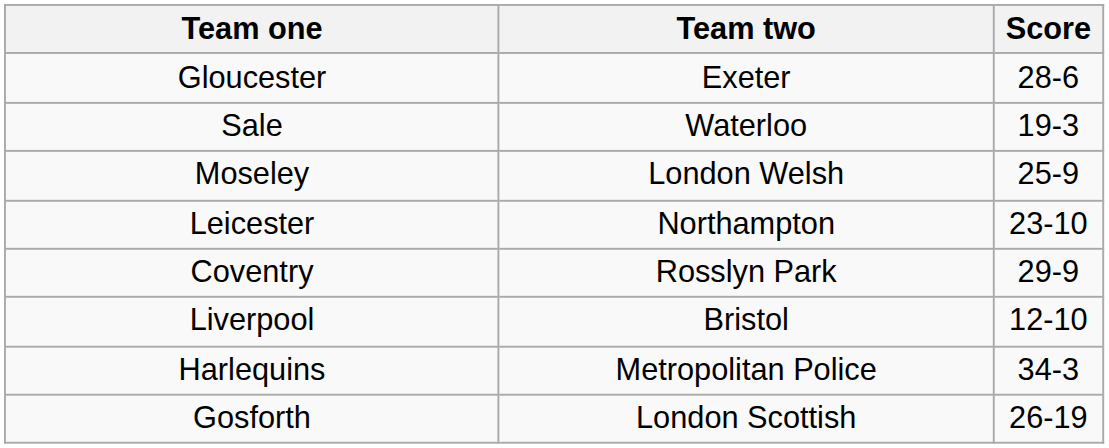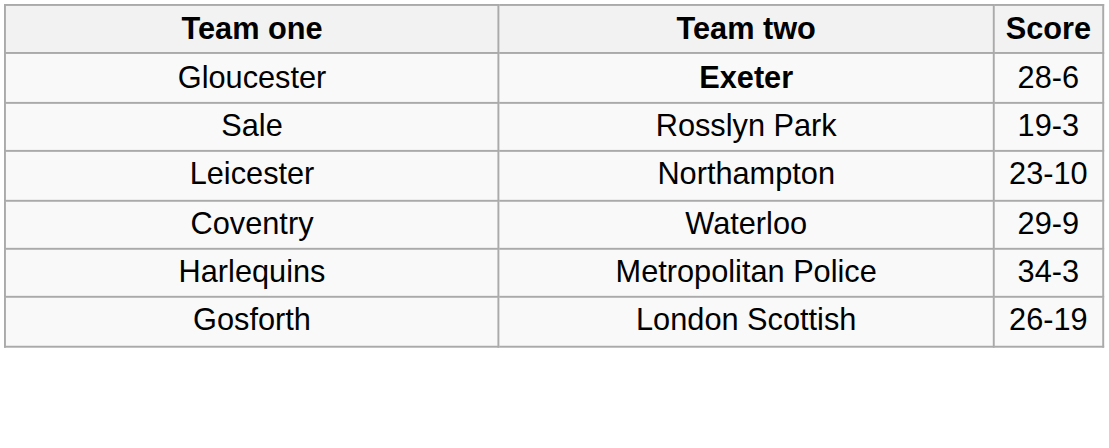(746, 77) normal -> (746, 77) bold
(746, 126) Waterloo -> (746, 126) Rosslyn Park
- row: (252, 175)
(746, 272) Rosslyn Park -> (746, 223) Waterloo
- row: (252, 321)
